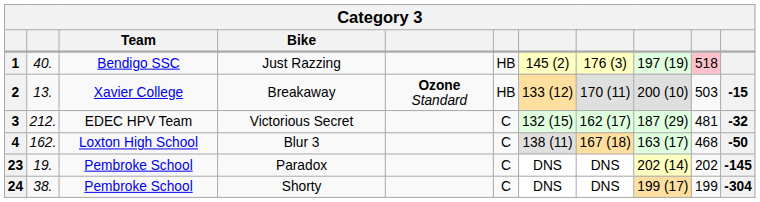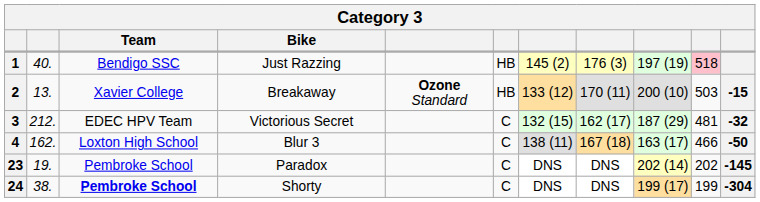(706, 143) 468 -> (706, 143) 466
(139, 186) normal -> (139, 186) bold
